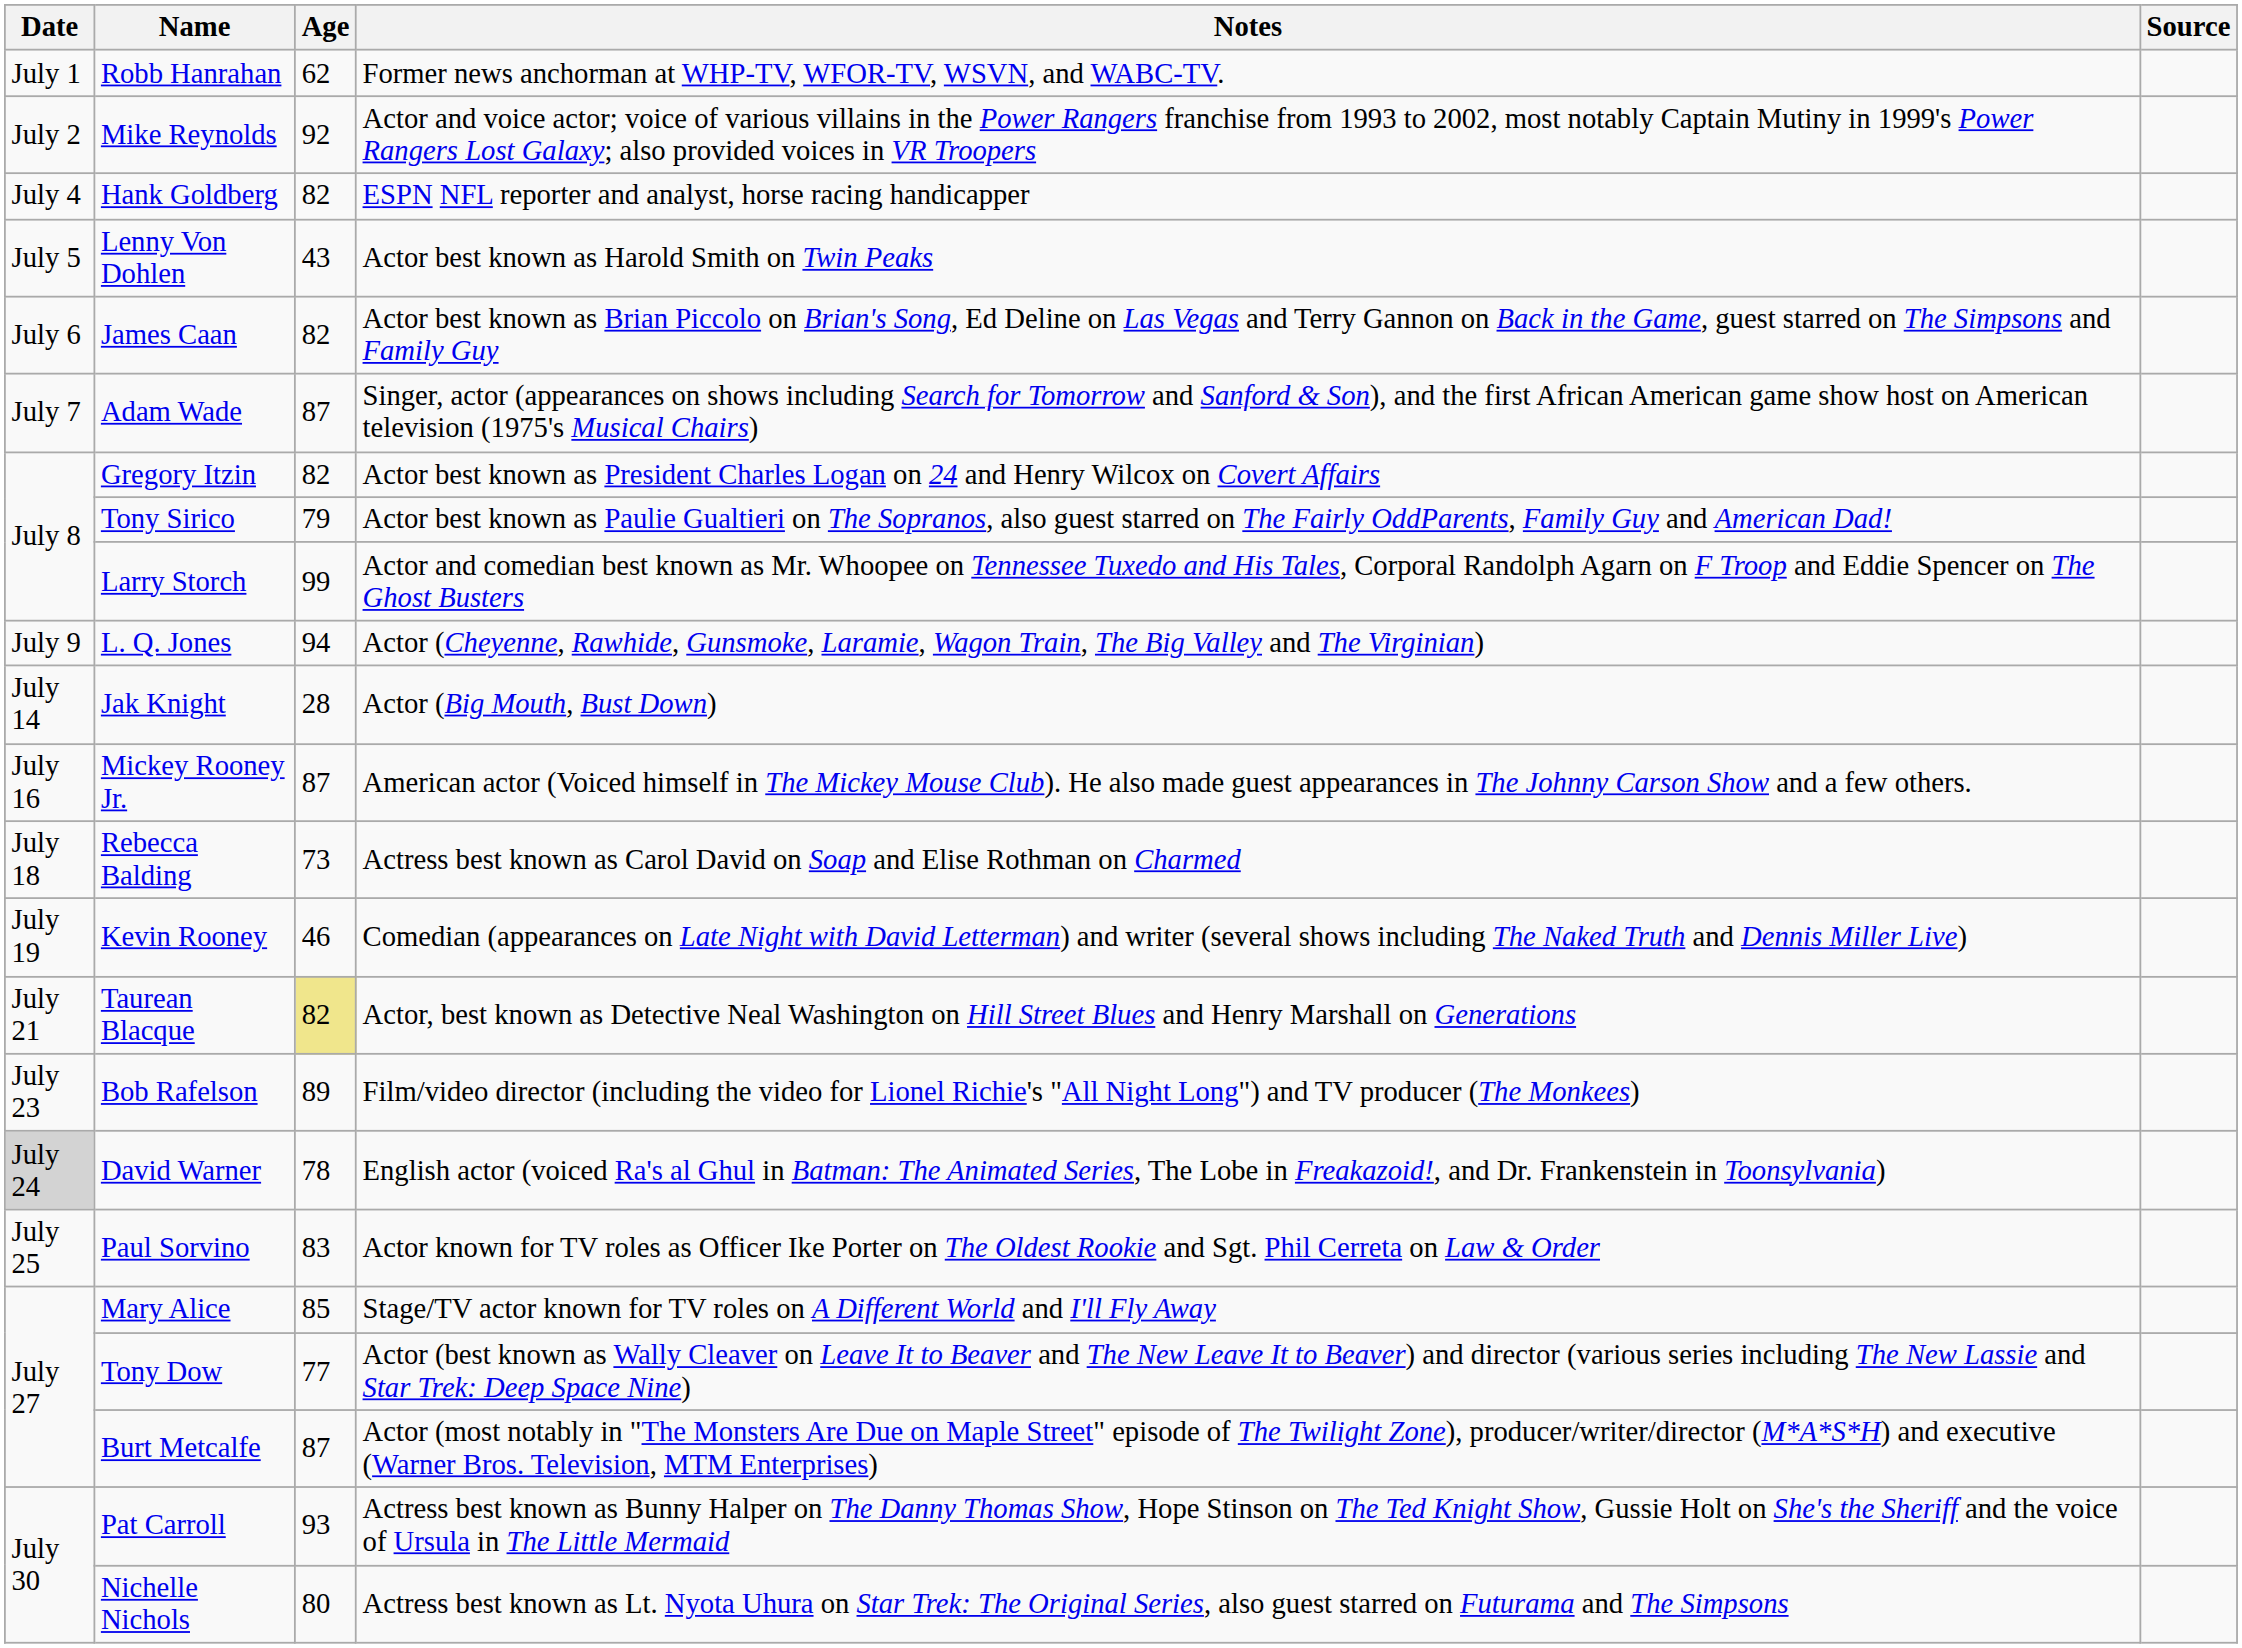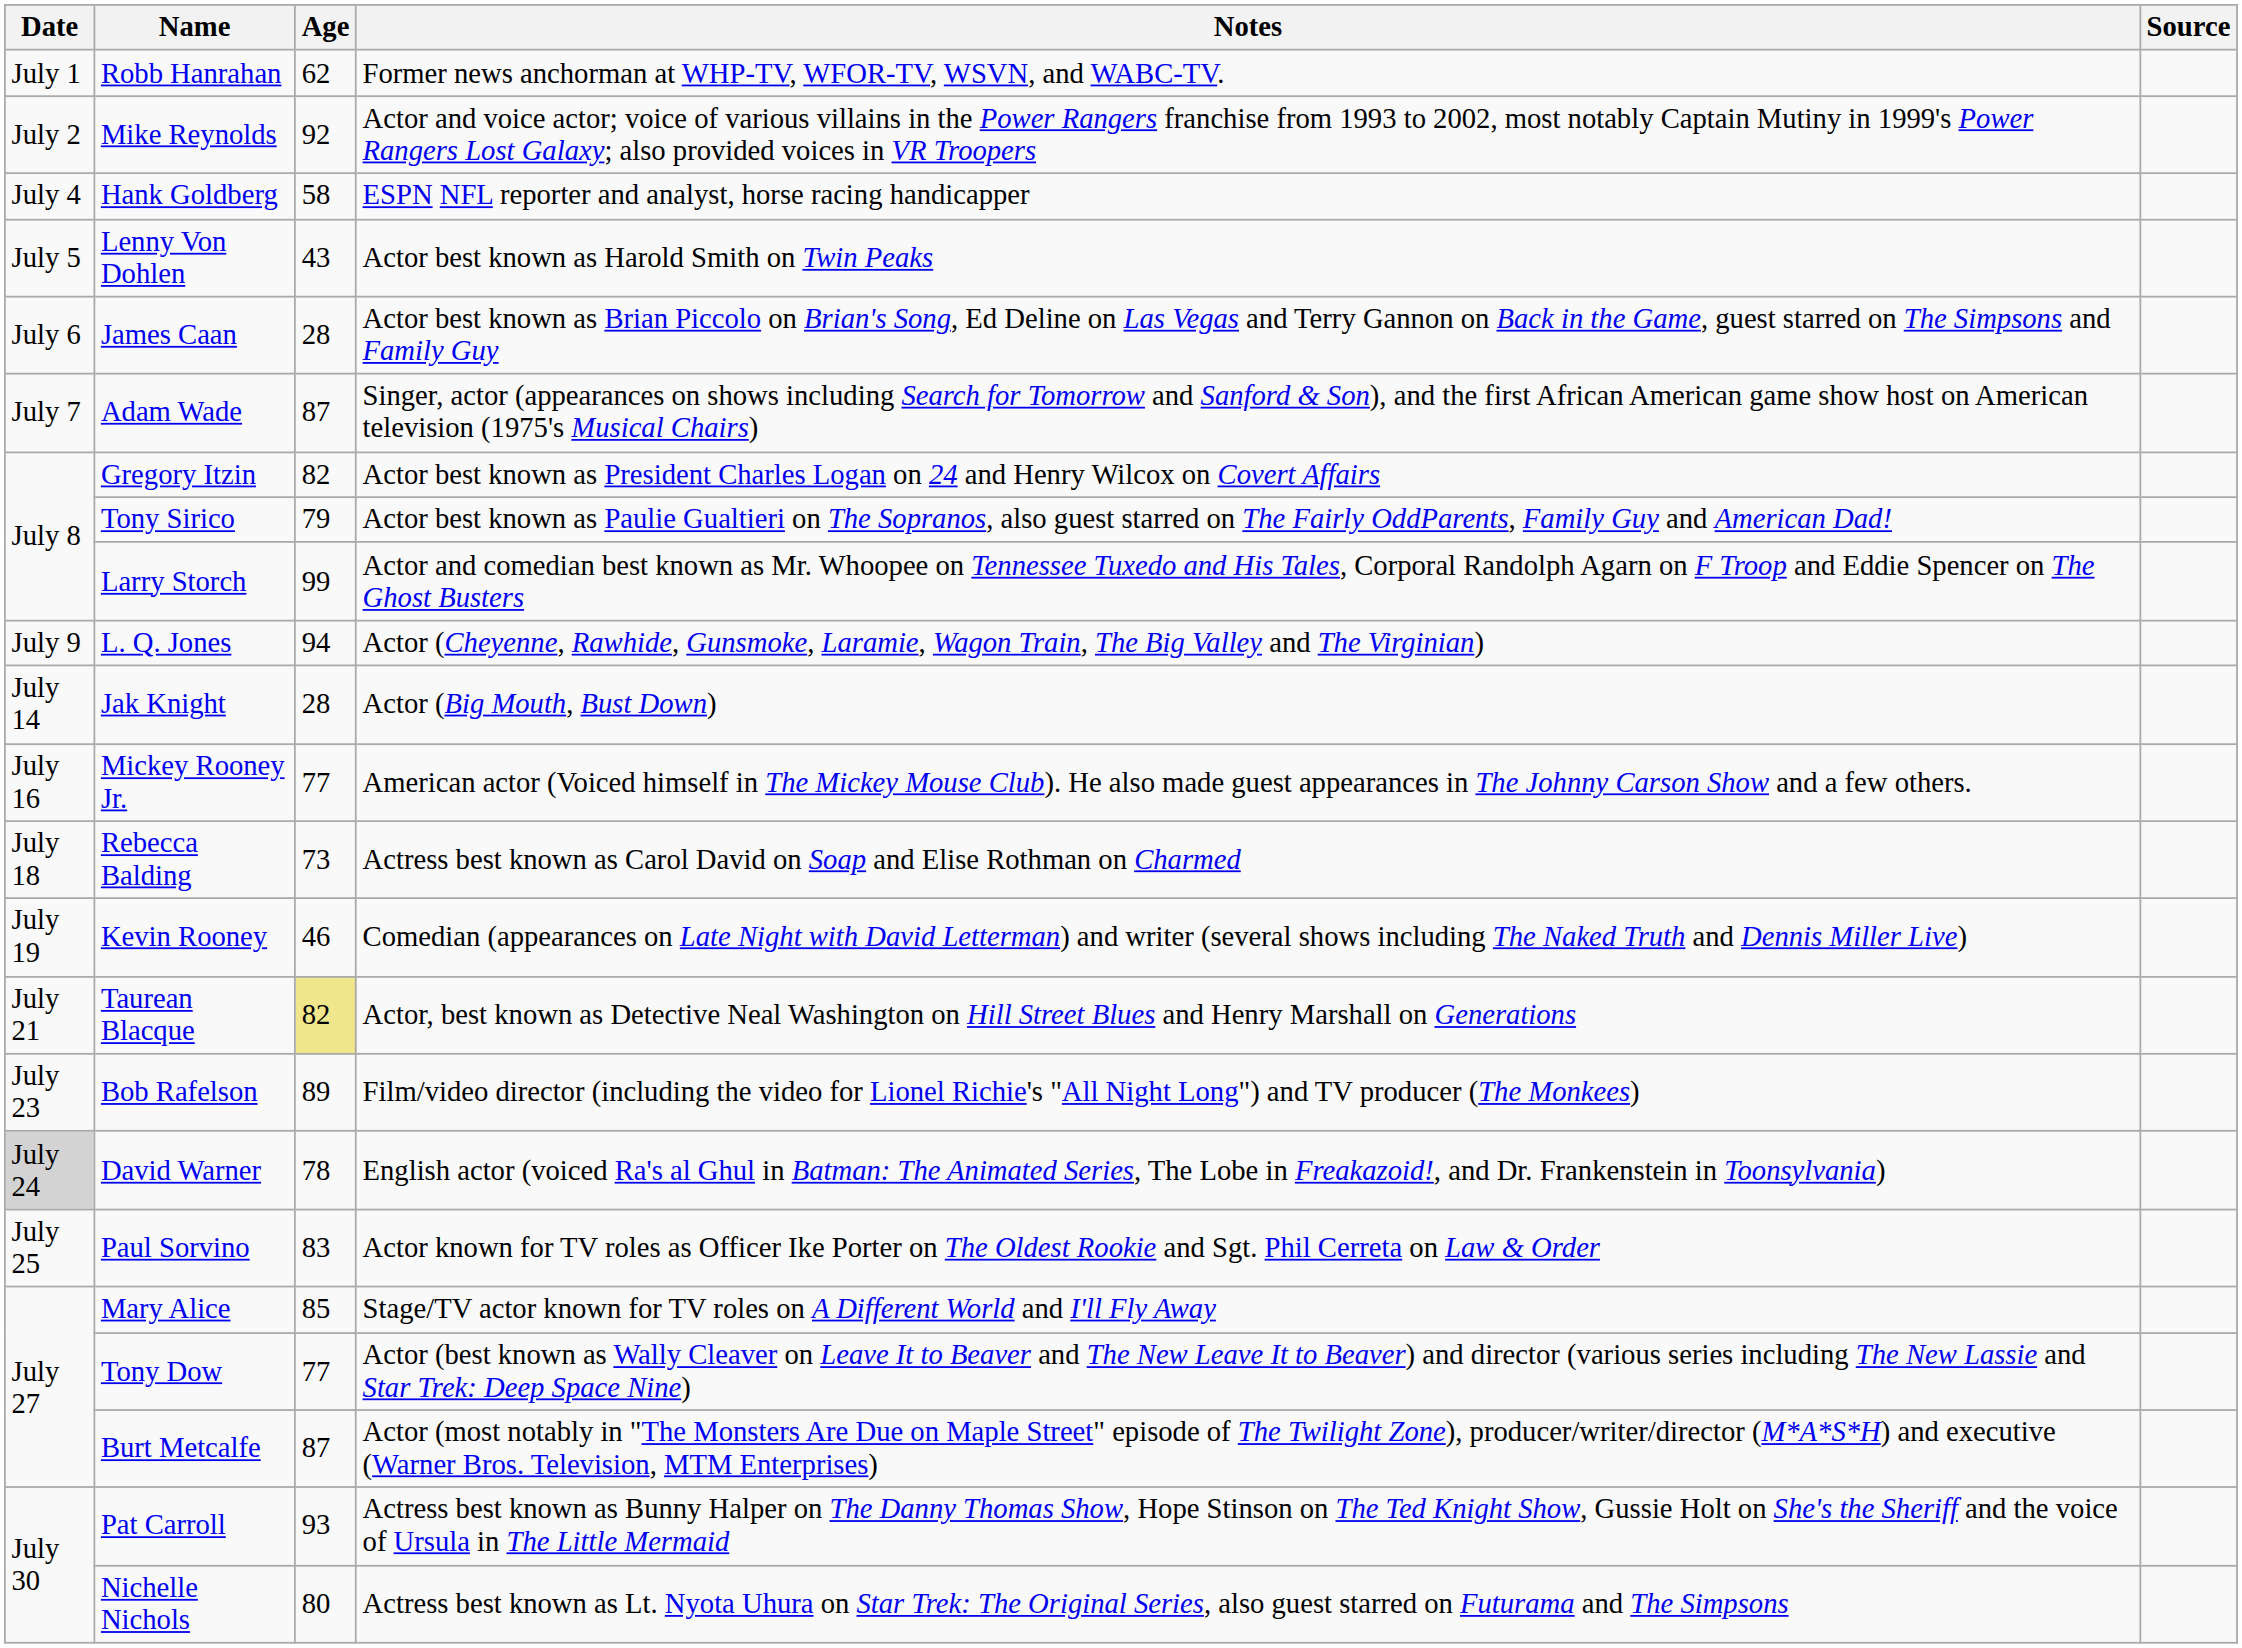(316, 195) 82 -> (316, 195) 58
(316, 334) 82 -> (316, 334) 28
(316, 781) 87 -> (316, 781) 77
